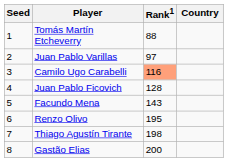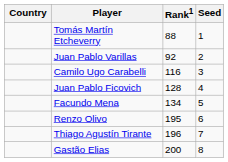columns swapped: (200, 13) <-> (18, 13)
(151, 56) 97 -> (170, 56) 92
(153, 72) lightsalmon background -> (173, 72) no background
(154, 103) 143 -> (173, 103) 134
(154, 134) 198 -> (173, 134) 196
